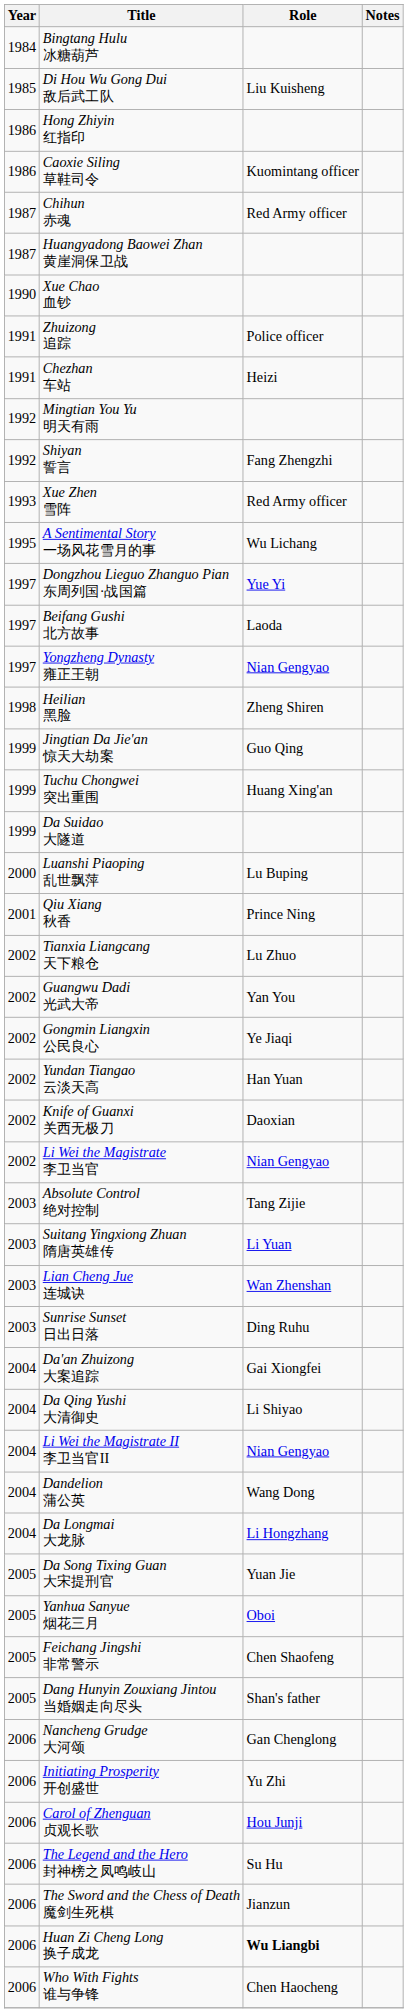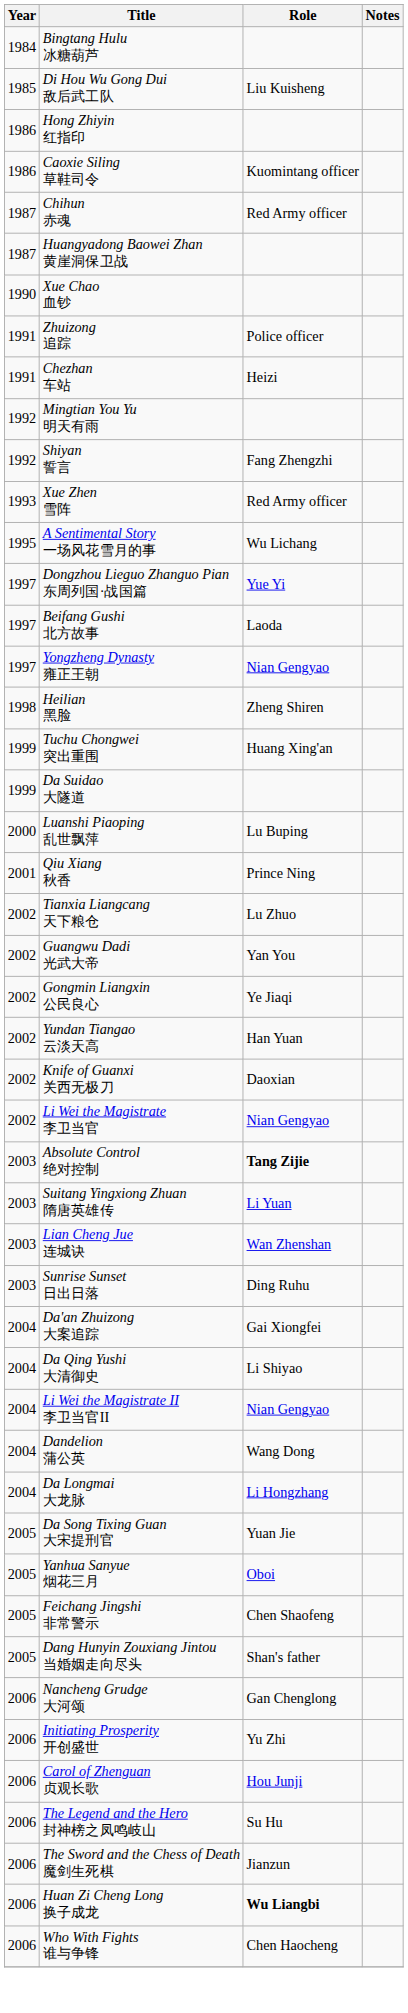- row: (95, 748)
(276, 1203) normal -> (278, 1162) bold
